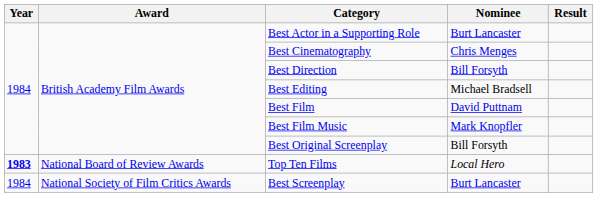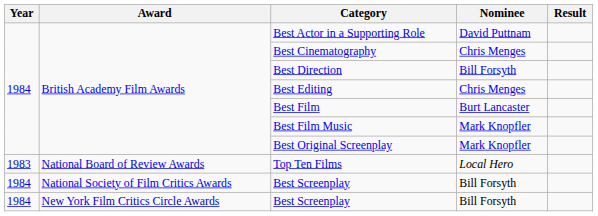(486, 32) Burt Lancaster -> (495, 32) David Puttnam
(491, 88) Michael Bradsell -> (492, 88) Chris Menges
(486, 107) David Puttnam -> (494, 107) Burt Lancaster
(479, 145) Bill Forsyth -> (495, 145) Mark Knopfler
(19, 164) bold -> (19, 164) normal
(486, 182) Burt Lancaster -> (488, 182) Bill Forsyth
+ row: (131, 201)
